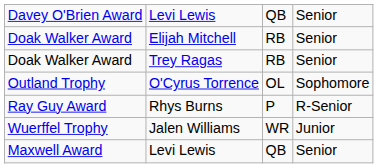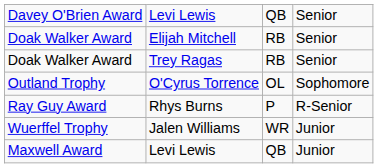(316, 151) Senior -> (315, 151) Junior
